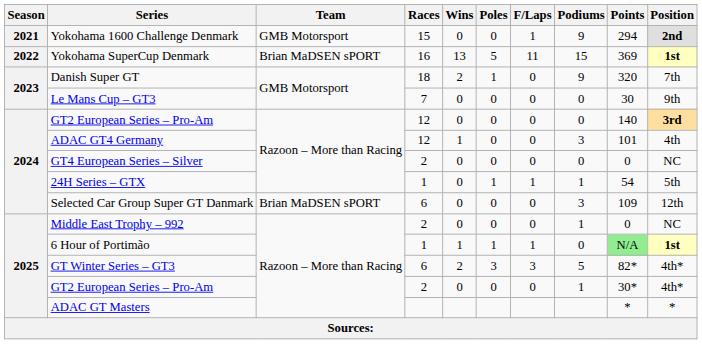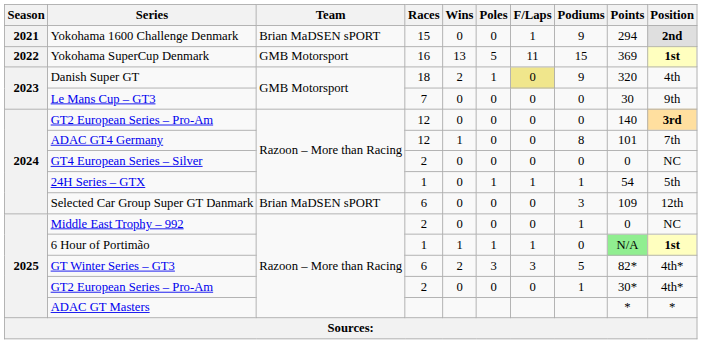(304, 36) GMB Motorsport -> (320, 36) Brian MaDSEN sPORT
(320, 57) Brian MaDSEN sPORT -> (304, 57) GMB Motorsport
(533, 78) no background -> (533, 78) khaki background
(672, 78) 7th -> (672, 78) 4th
(581, 140) 3 -> (581, 140) 8
(672, 140) 4th -> (672, 140) 7th
